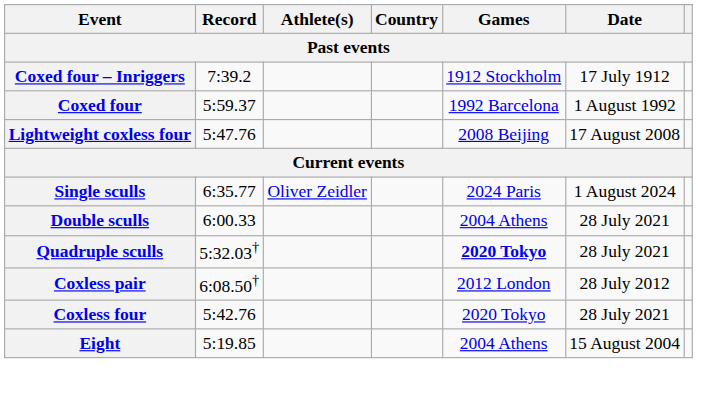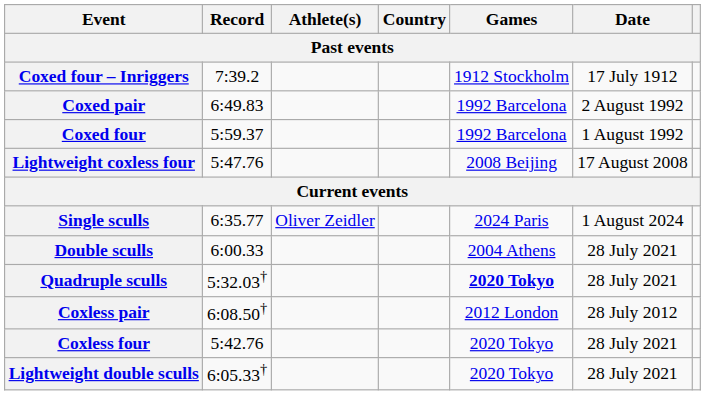+ row: (104, 105)
- row: (100, 343)
+ row: (104, 373)
